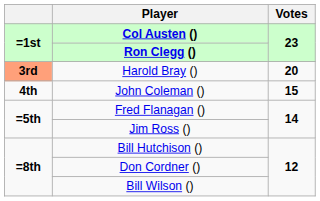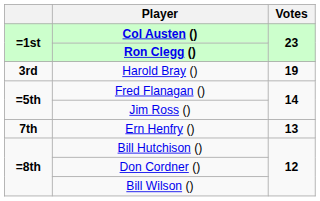(28, 72) lightsalmon background -> (28, 72) no background
(292, 72) 20 -> (292, 72) 19
- row: (160, 91)
+ row: (160, 129)
